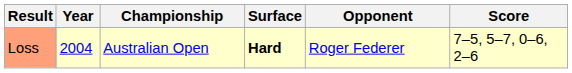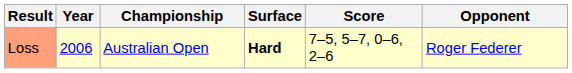columns swapped: (378, 16) <-> (509, 16)
(76, 47) 2004 -> (76, 47) 2006
